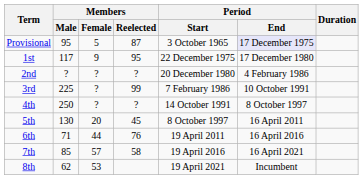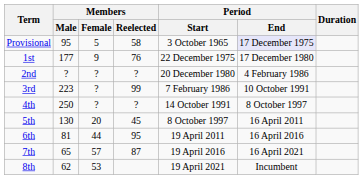(136, 43) 87 -> (136, 43) 58
(66, 58) 117 -> (66, 58) 177
(136, 58) 95 -> (136, 58) 76
(66, 89) 225 -> (66, 89) 223
(66, 136) 71 -> (66, 136) 81
(136, 136) 76 -> (136, 136) 95
(66, 151) 85 -> (66, 151) 65
(136, 151) 58 -> (136, 151) 87
